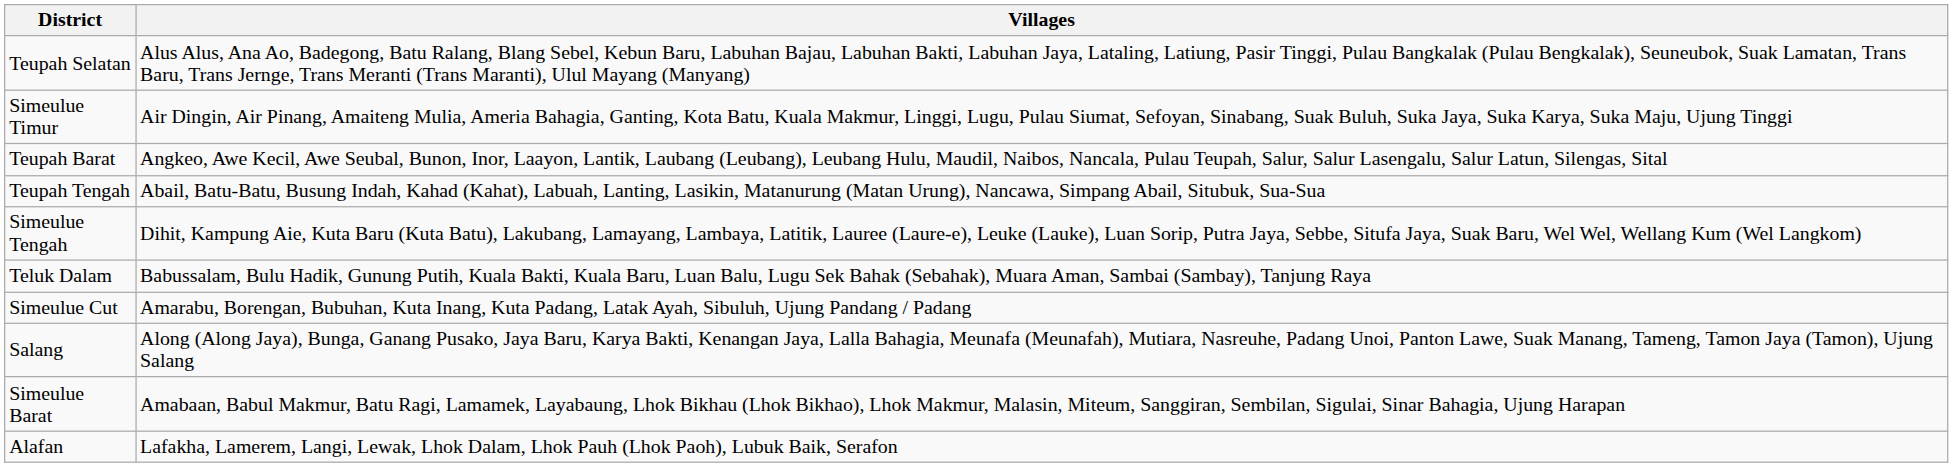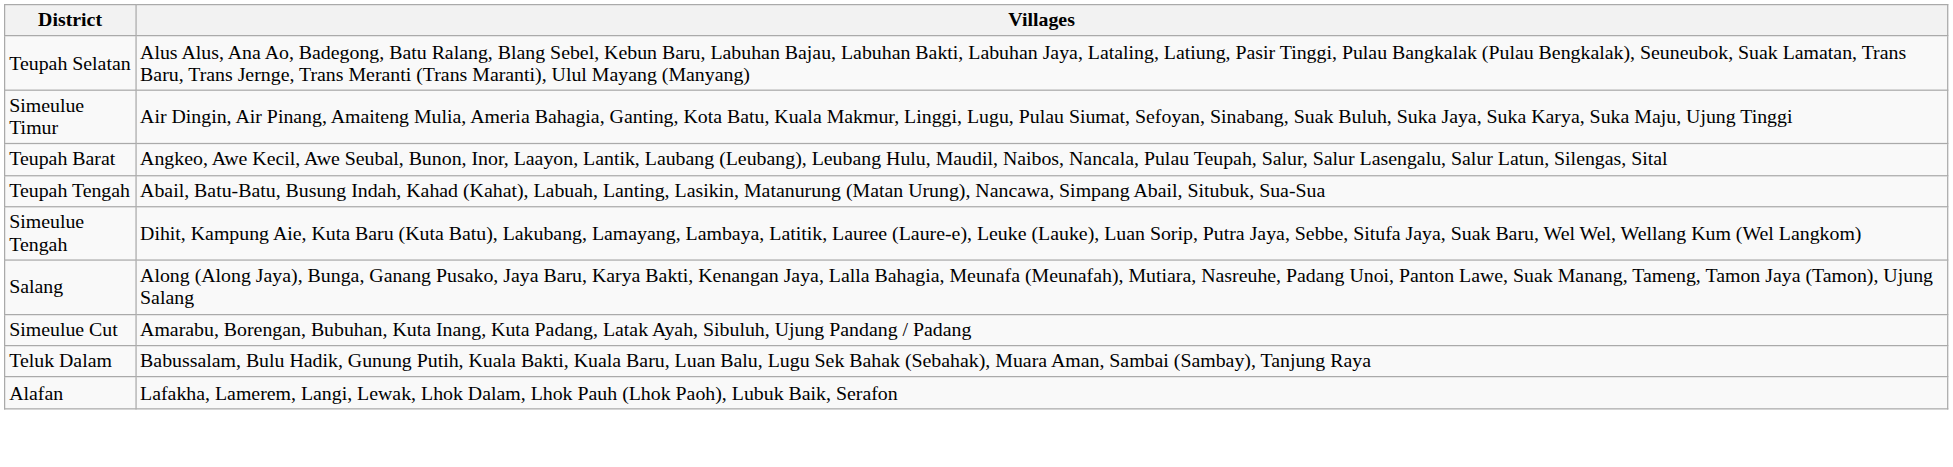rows swapped: (61, 275) <-> (36, 350)
- row: (47, 403)
